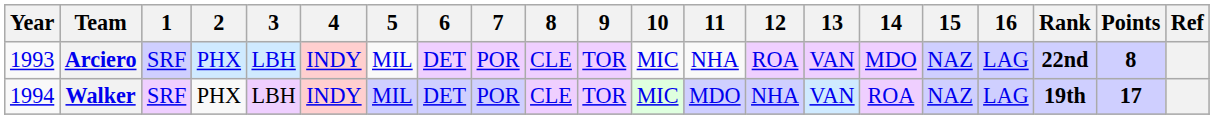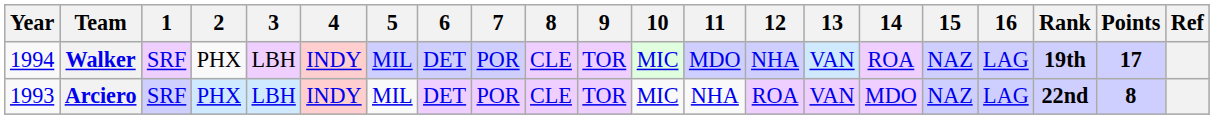rows swapped: (101, 59) <-> (101, 96)
